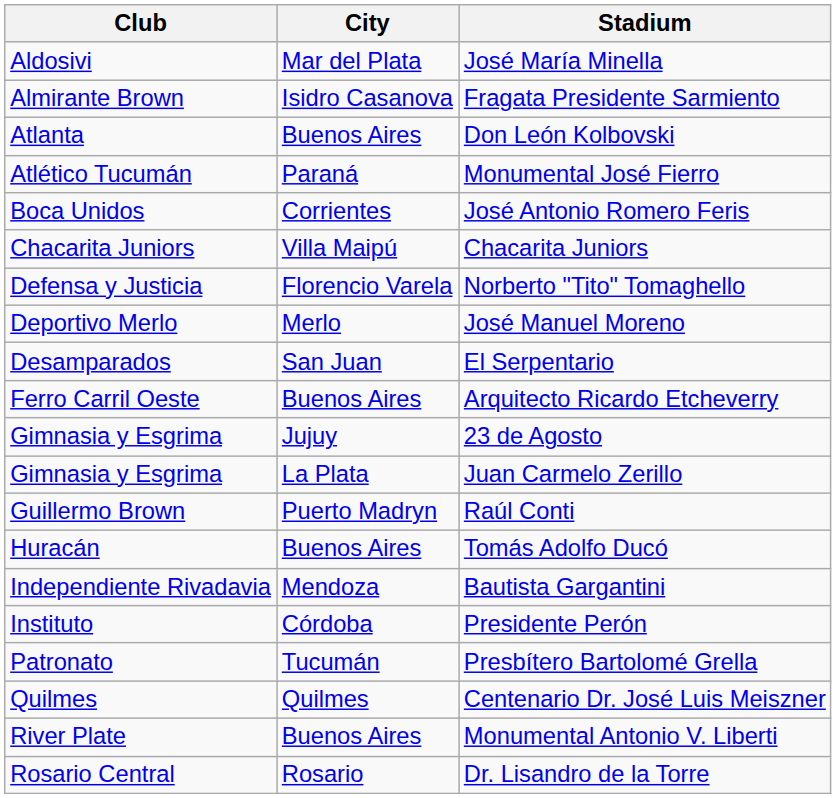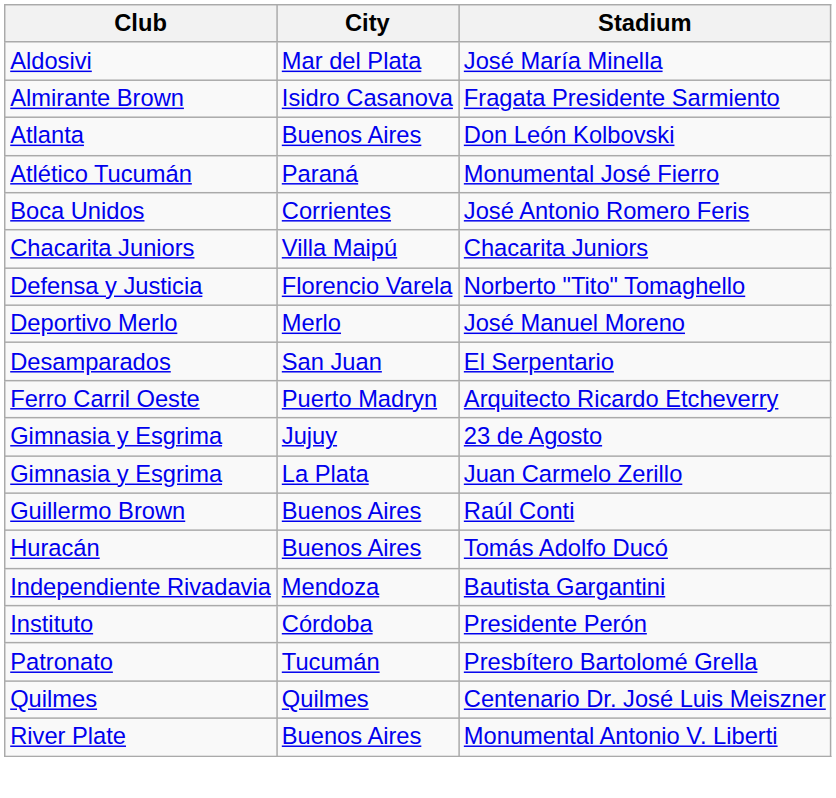(352, 398) Buenos Aires -> (359, 398) Puerto Madryn
(359, 511) Puerto Madryn -> (352, 511) Buenos Aires
- row: (587, 774)
